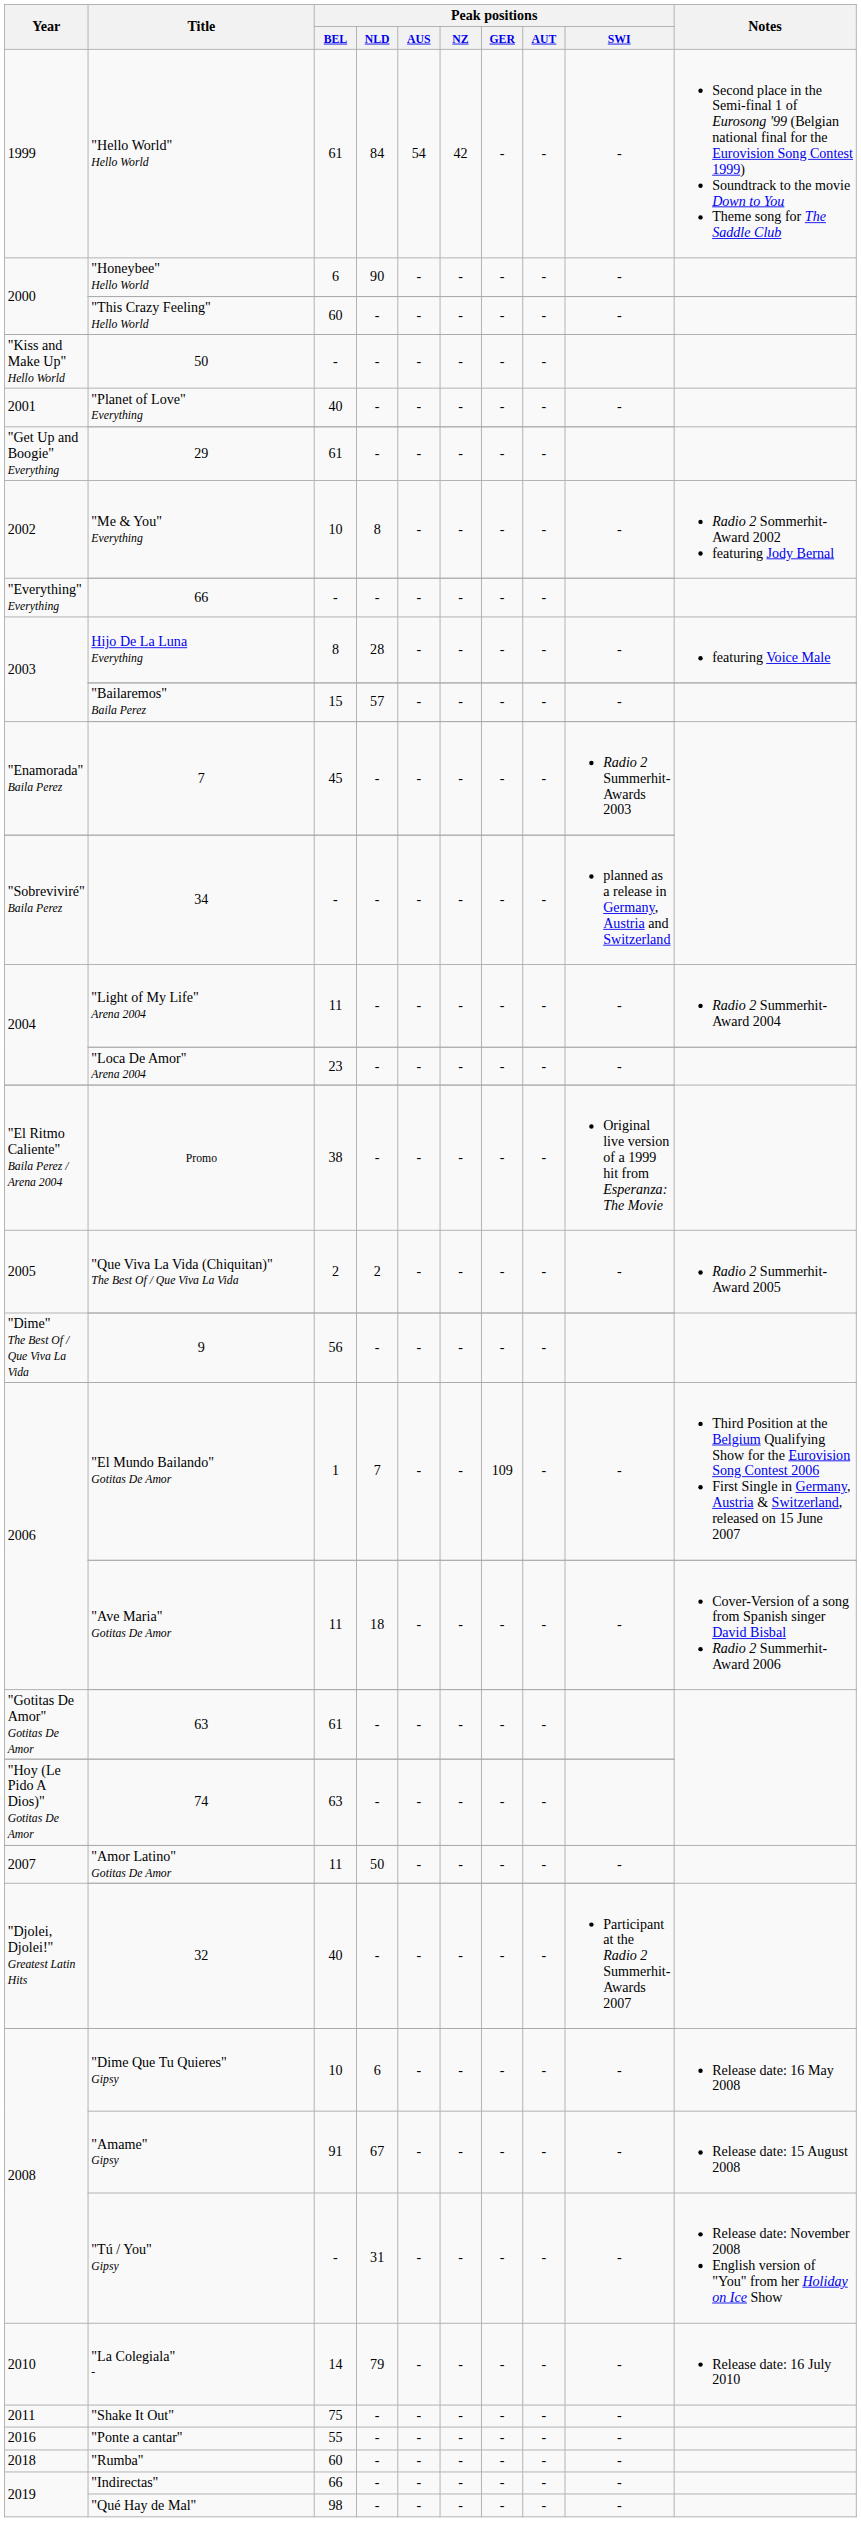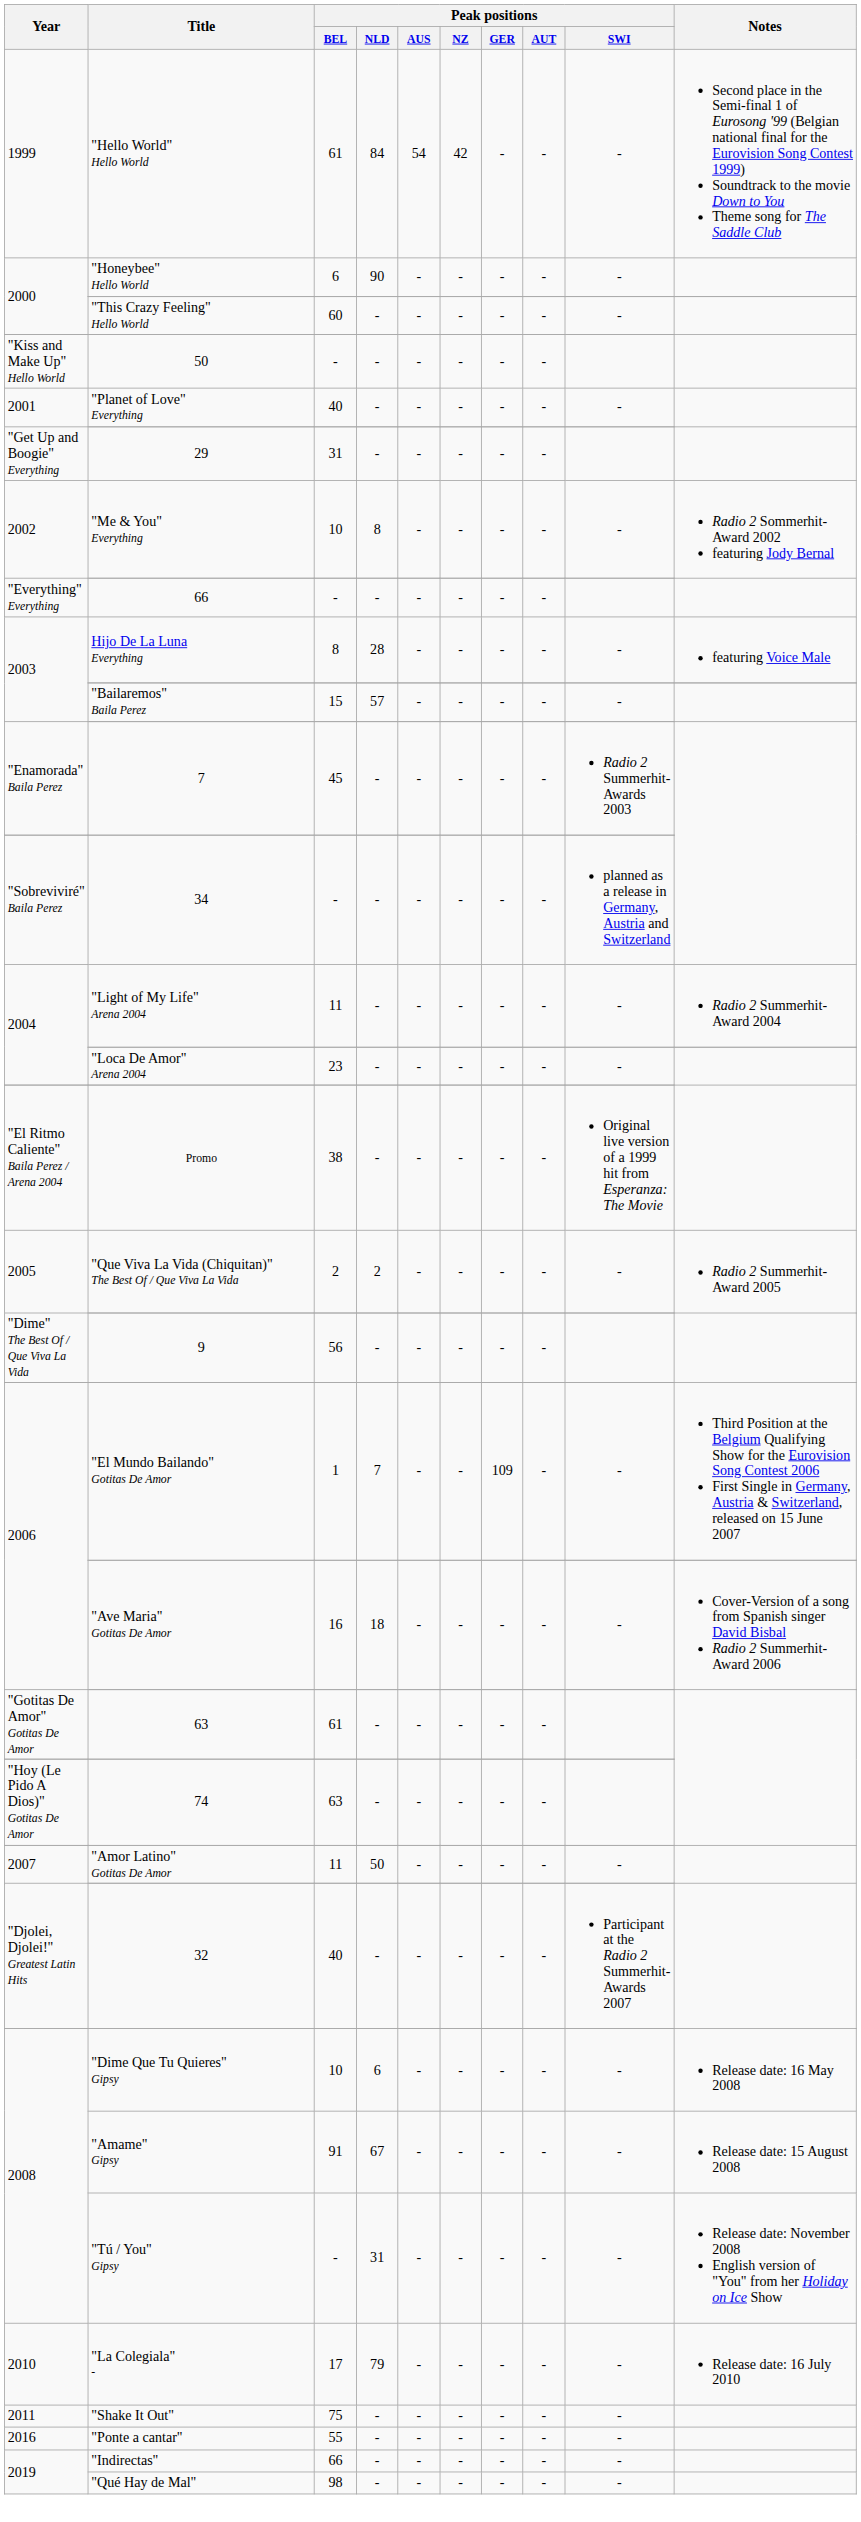(335, 453) 61 -> (335, 453) 31
(335, 1624) 11 -> (335, 1624) 16
(335, 2363) 14 -> (335, 2363) 17
- row: (117, 2460)
